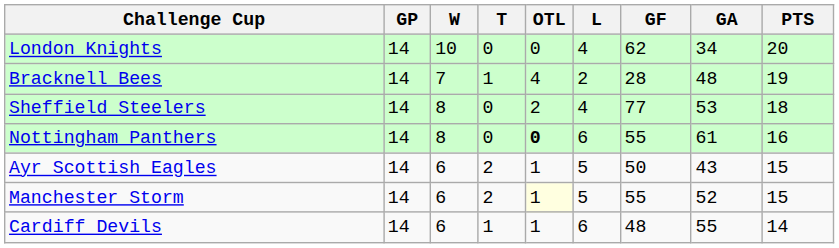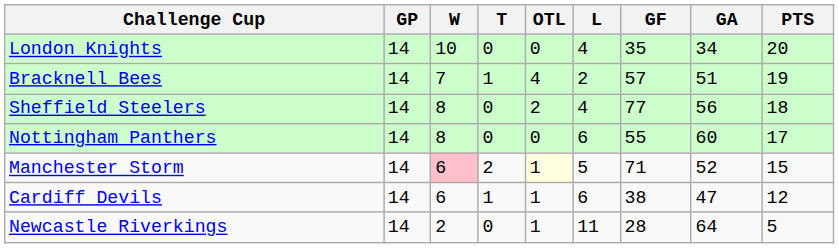(635, 49) 62 -> (635, 49) 35
(635, 79) 28 -> (635, 79) 57
(706, 79) 48 -> (706, 79) 51
(706, 109) 53 -> (706, 109) 56
(535, 138) bold -> (535, 138) normal
(706, 138) 61 -> (706, 138) 60
(777, 138) 16 -> (777, 138) 17
- row: (113, 168)
(441, 198) no background -> (441, 168) pink background
(635, 198) 55 -> (635, 168) 71
(635, 227) 48 -> (635, 198) 38
(706, 227) 55 -> (706, 198) 47
(777, 227) 14 -> (777, 198) 12
+ row: (118, 227)
